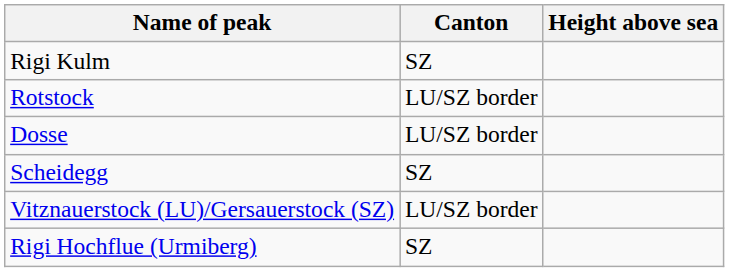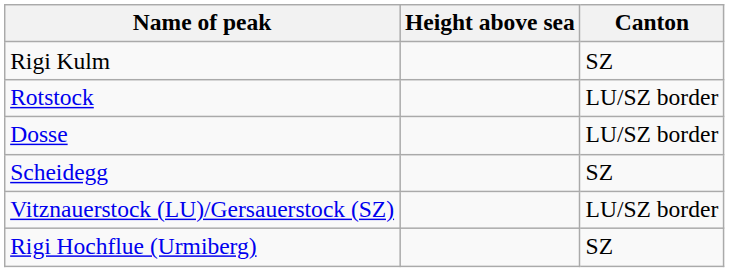columns swapped: (633, 23) <-> (471, 23)
